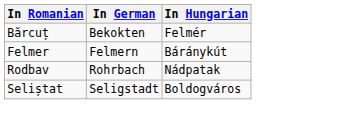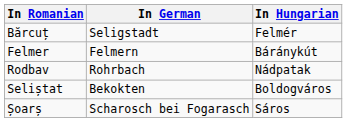(117, 33) Bekokten -> (124, 33) Seligstadt
(124, 89) Seligstadt -> (117, 89) Bekokten
+ row: (25, 108)
